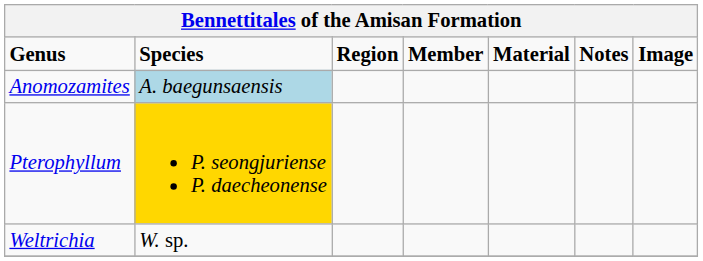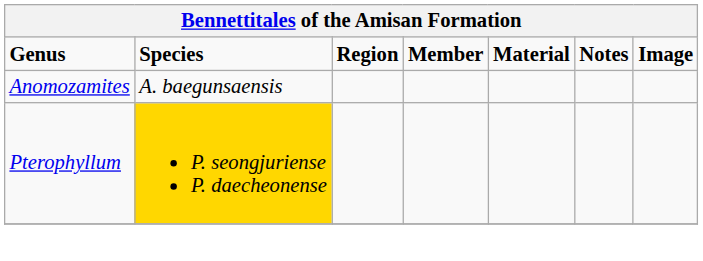(211, 86) lightblue background -> (211, 86) no background
- row: (52, 239)
